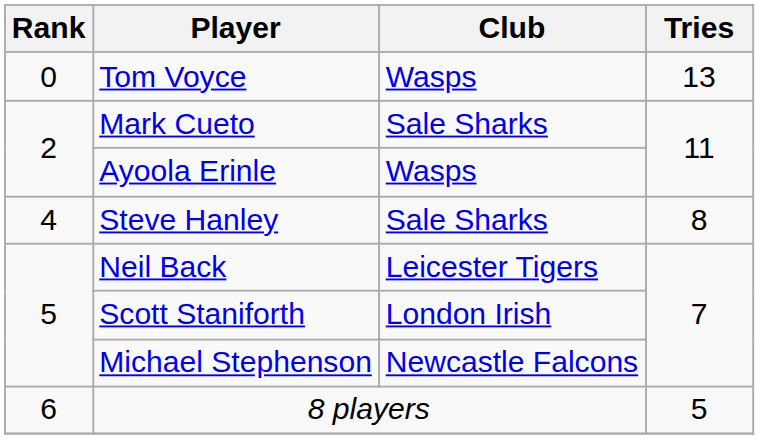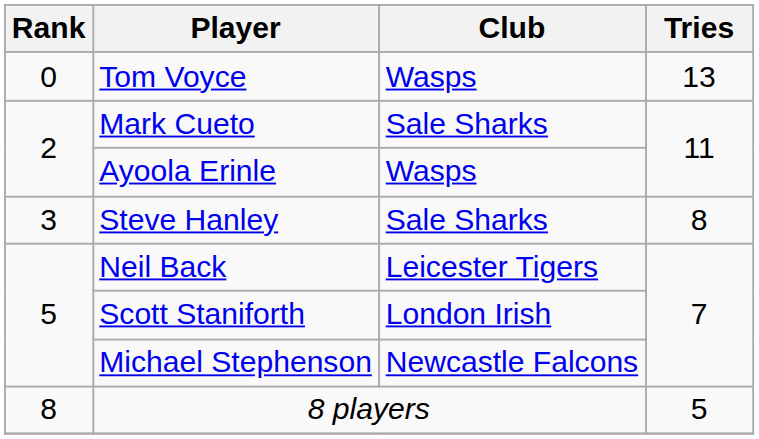(49, 219) 4 -> (49, 219) 3
(49, 409) 6 -> (49, 409) 8
